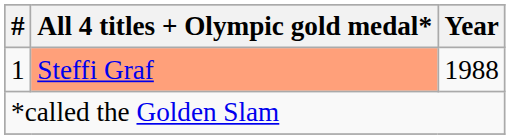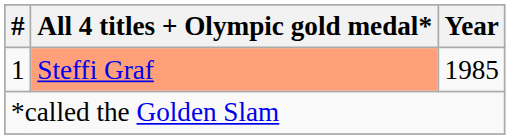(472, 69) 1988 -> (472, 69) 1985
